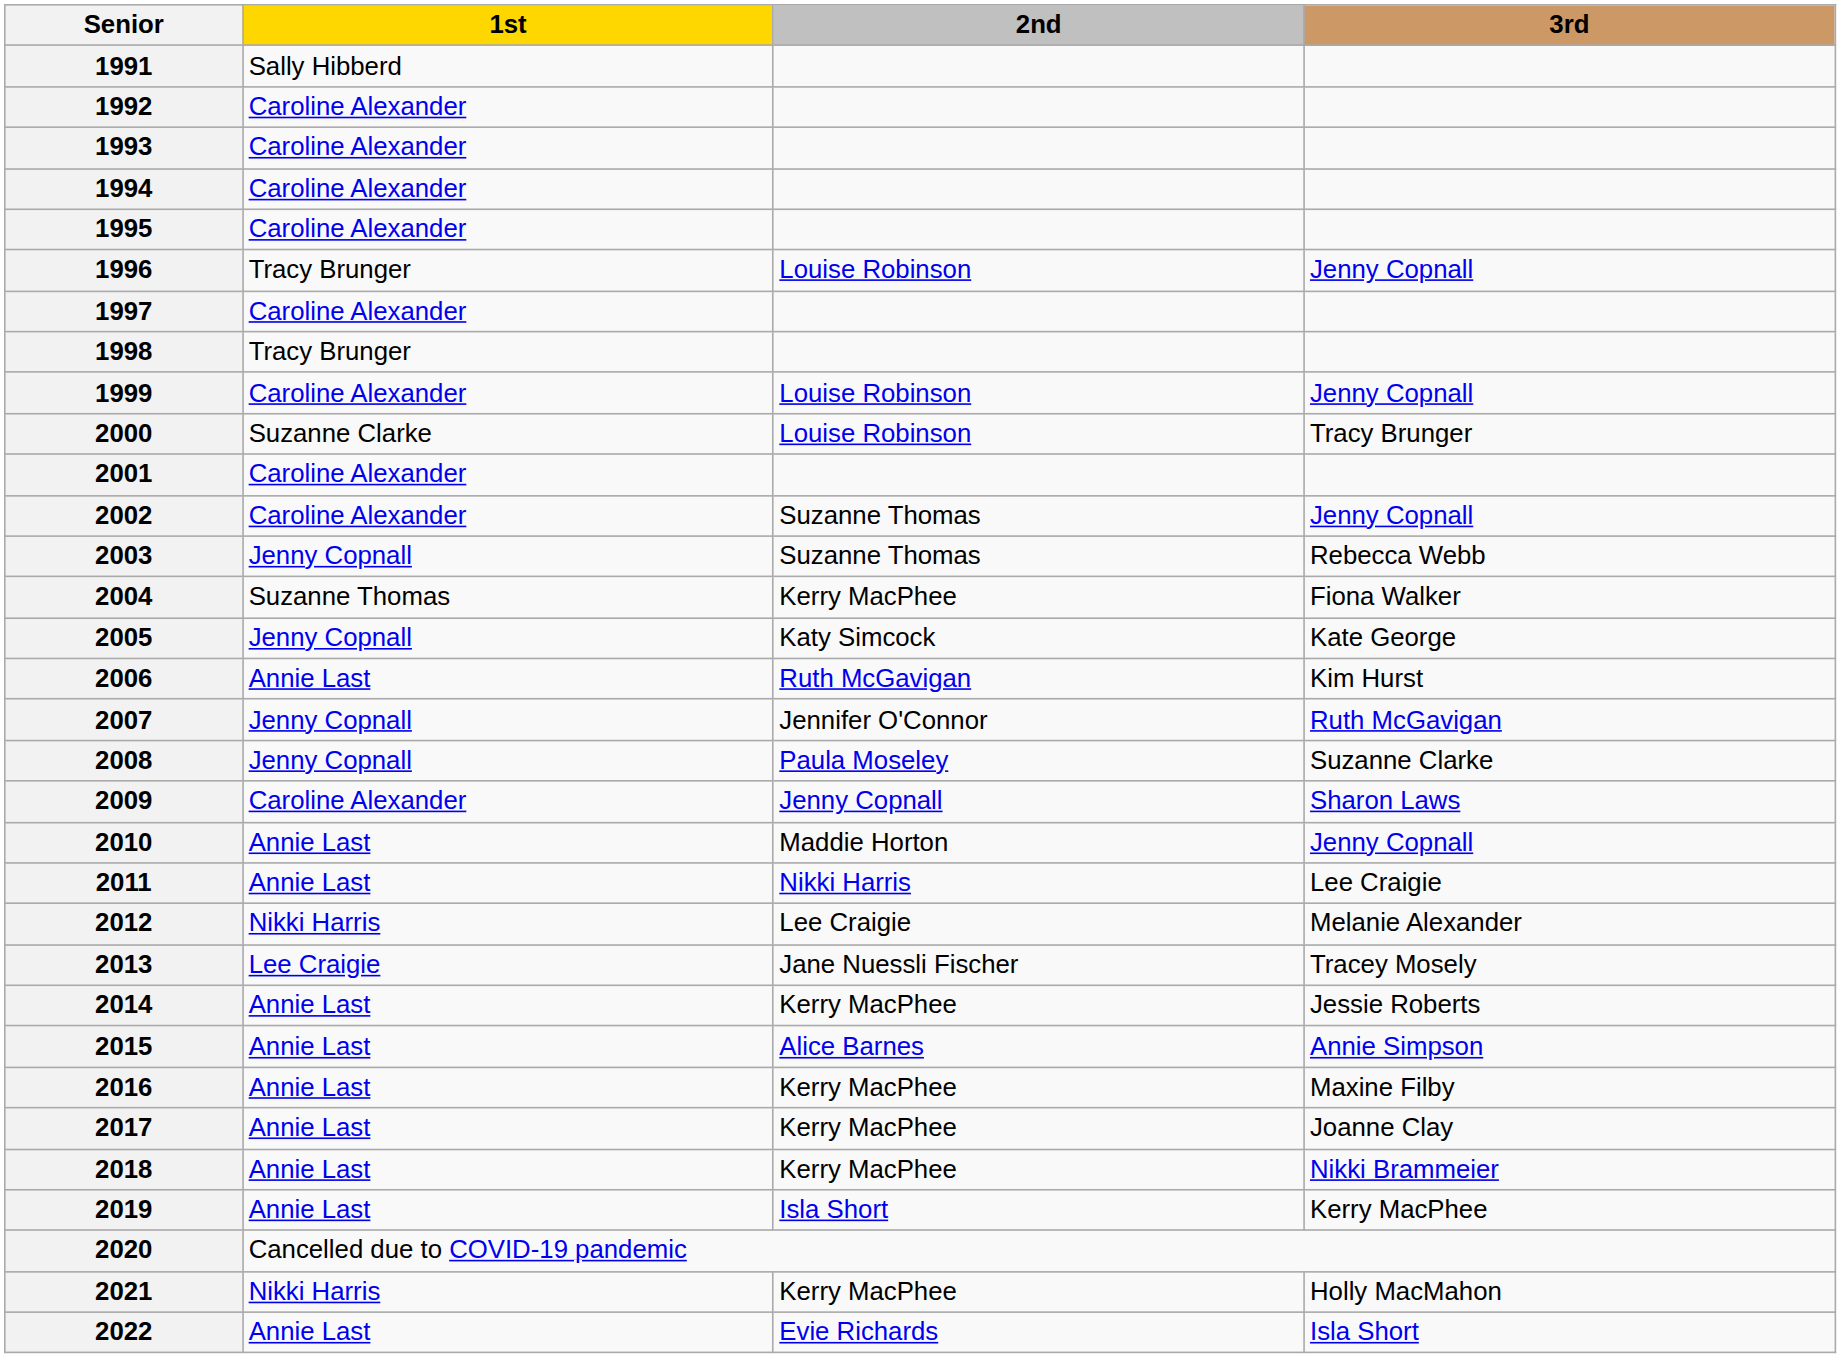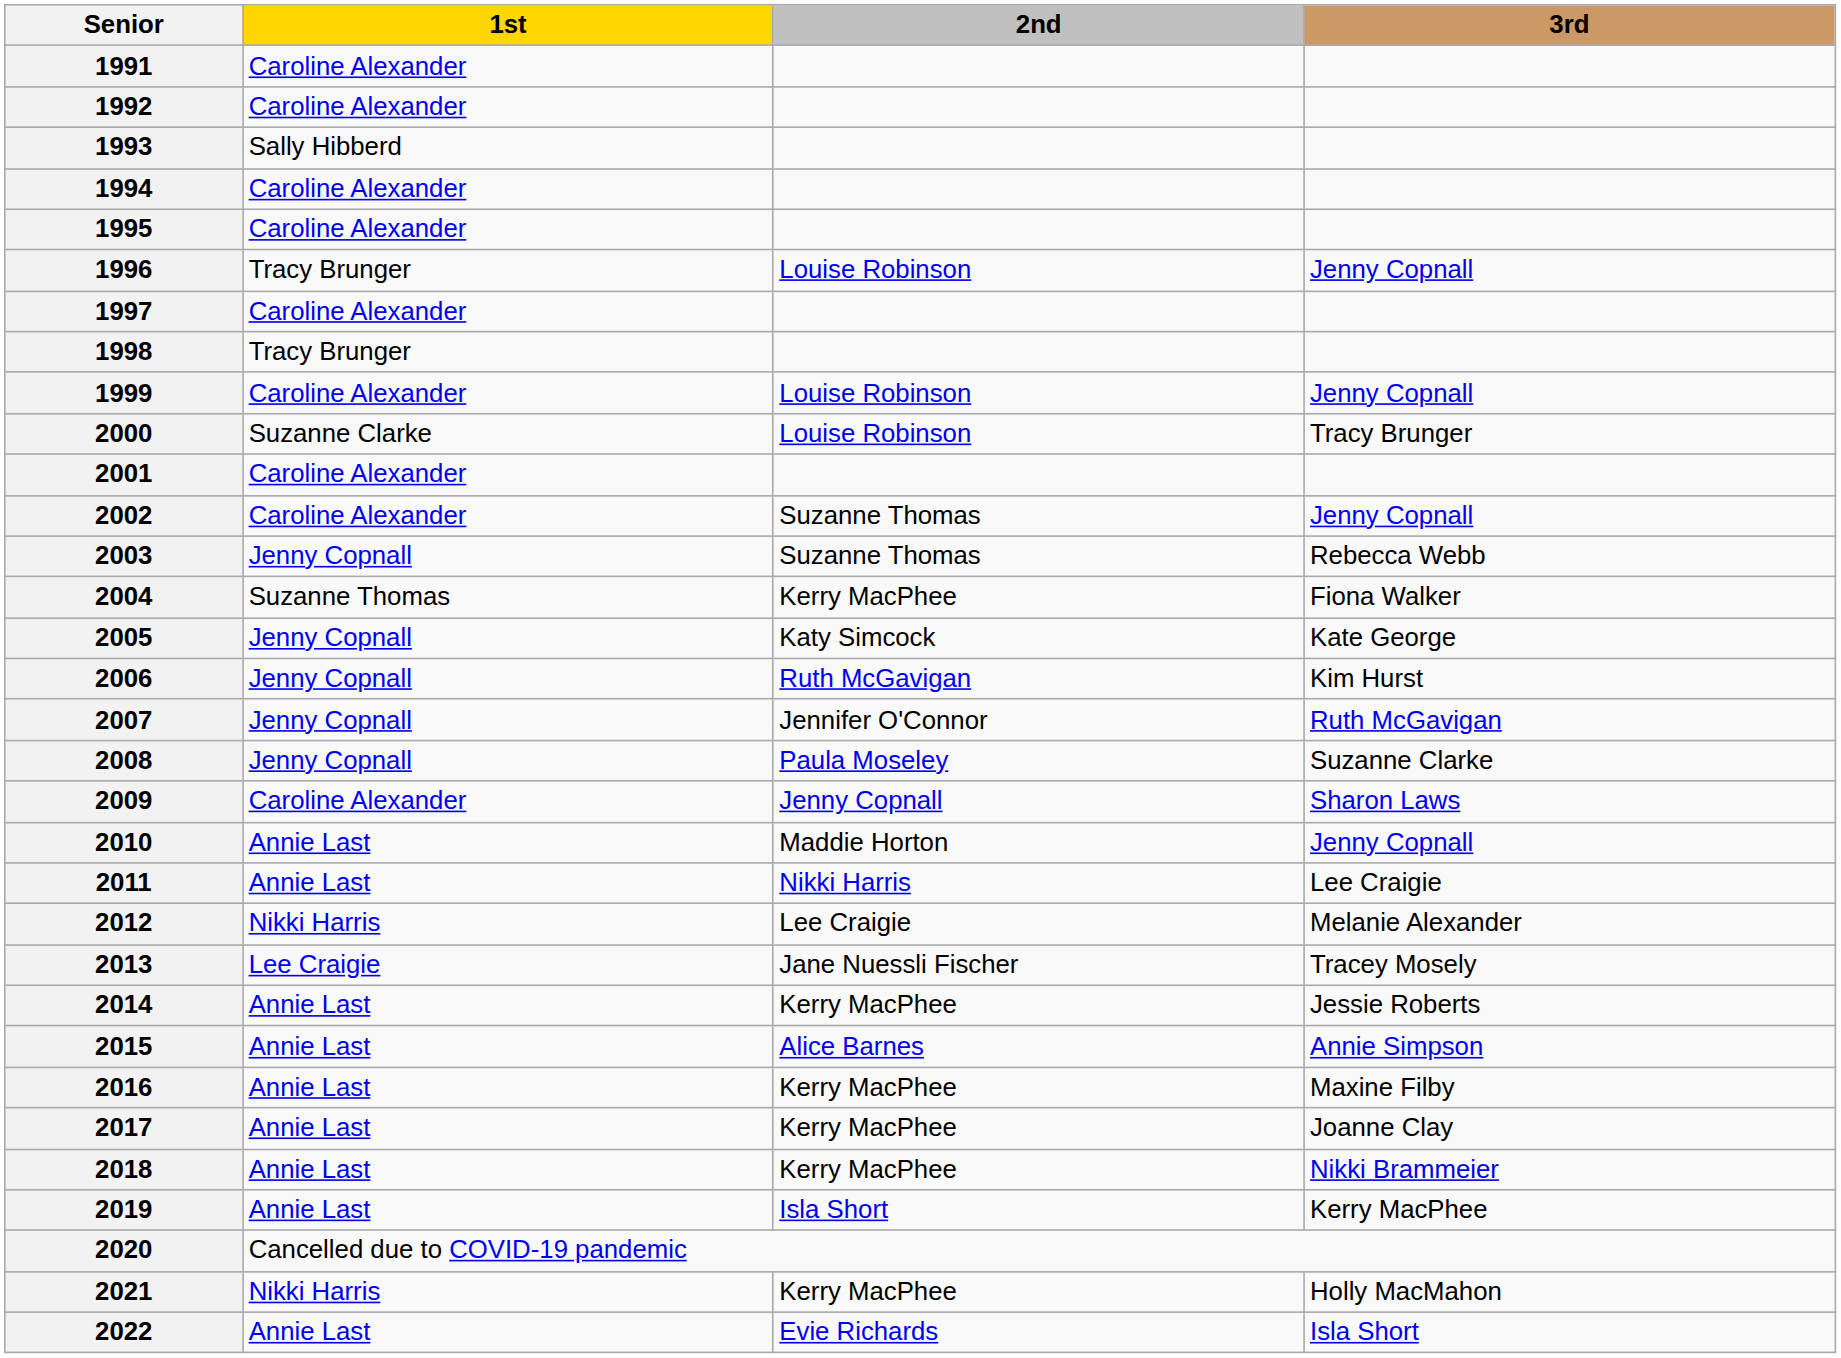(325, 65) Sally Hibberd -> (357, 65) Caroline Alexander
(357, 147) Caroline Alexander -> (325, 147) Sally Hibberd
(310, 678) Annie Last -> (330, 678) Jenny Copnall
